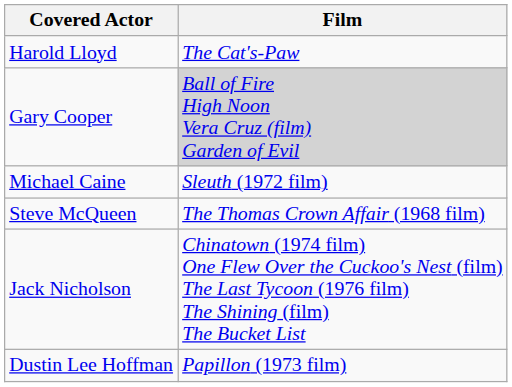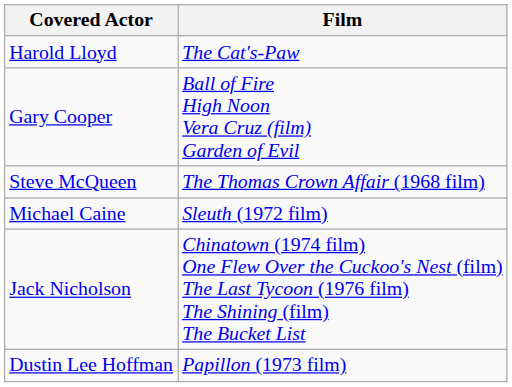(247, 116) lightgrey background -> (247, 116) no background
rows swapped: (73, 213) <-> (67, 181)
